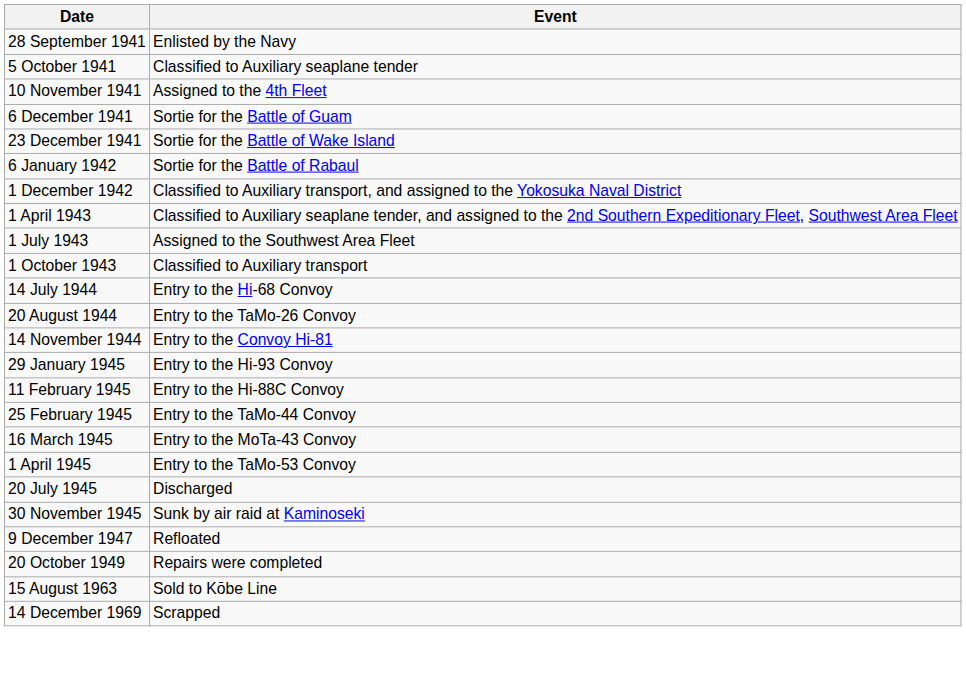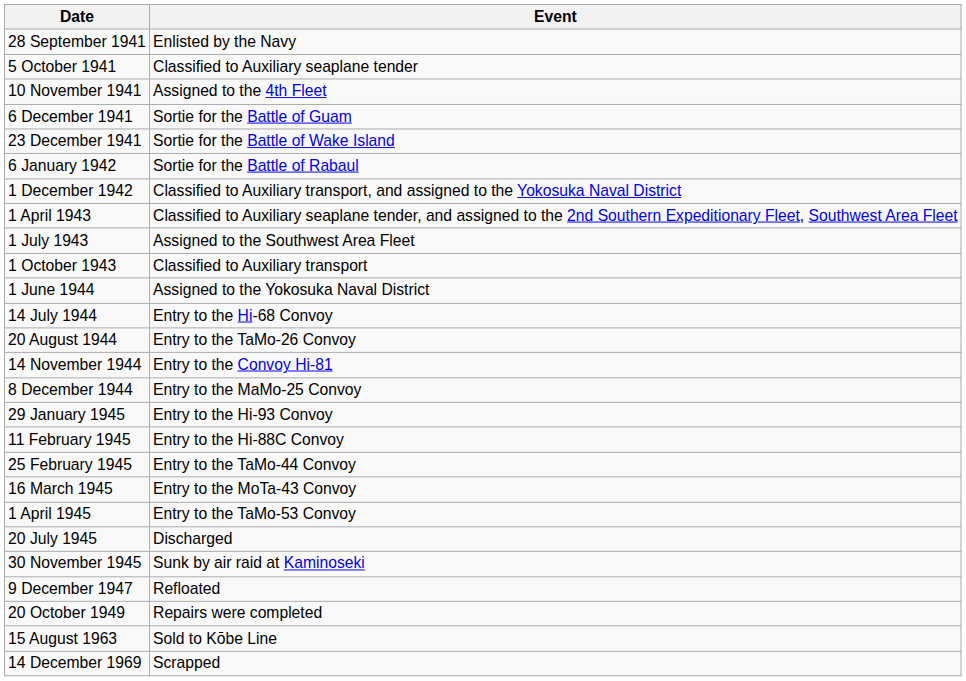+ row: (51, 290)
+ row: (70, 389)
